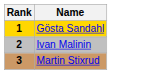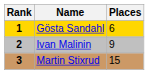+ column: (125, 12)
